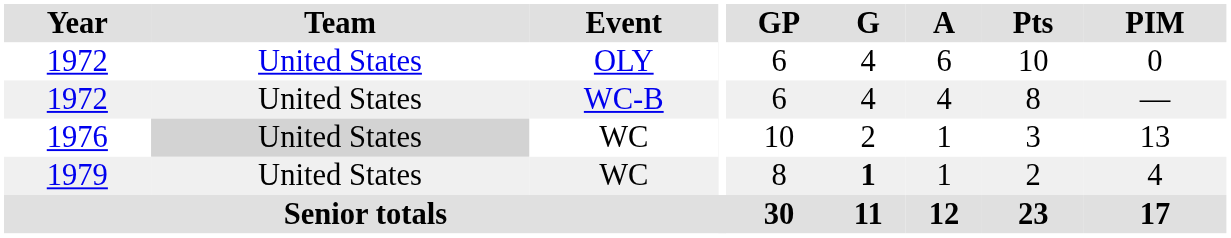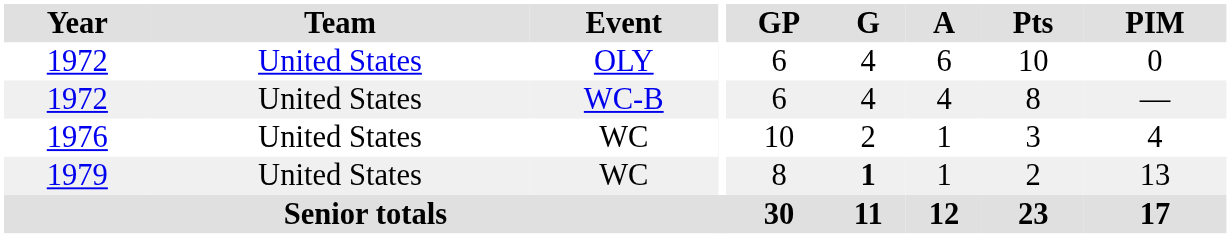(340, 137) lightgrey background -> (340, 137) no background
(1155, 137) 13 -> (1155, 137) 4
(1155, 175) 4 -> (1155, 175) 13
